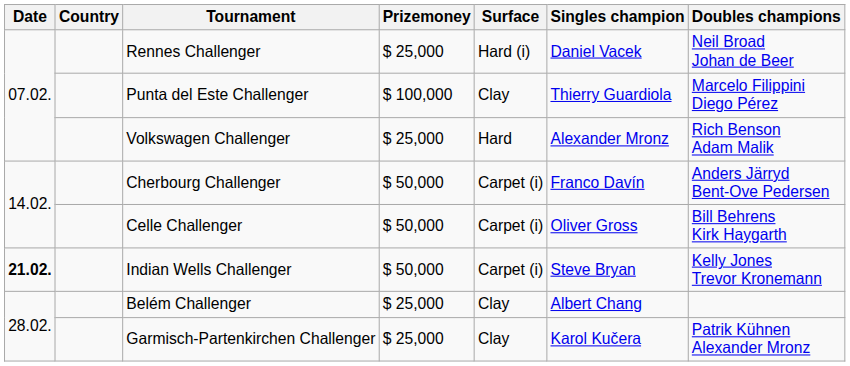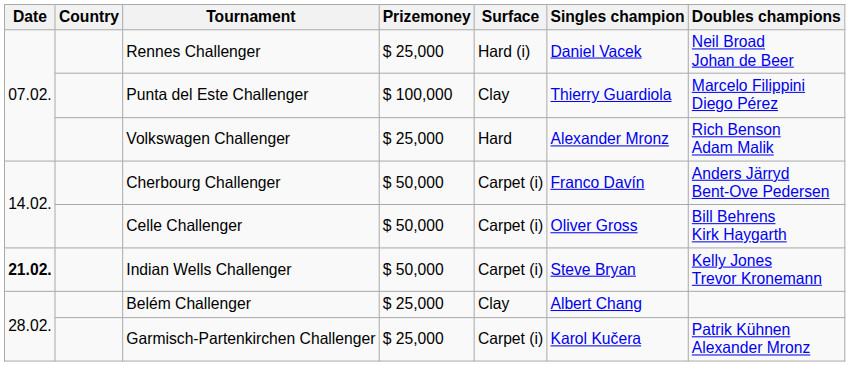(494, 338) Clay -> (511, 338) Carpet (i)
